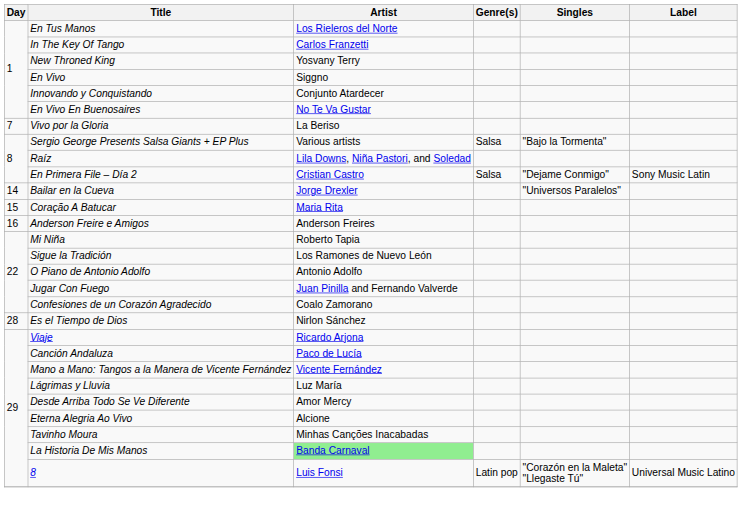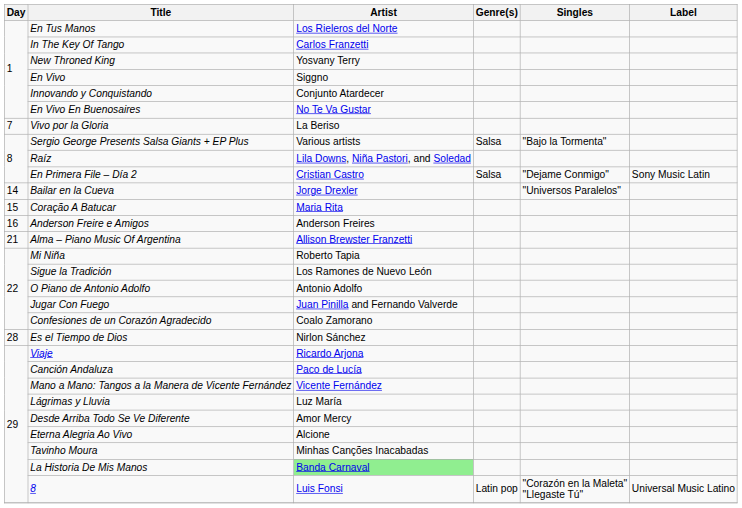+ row: (105, 239)
